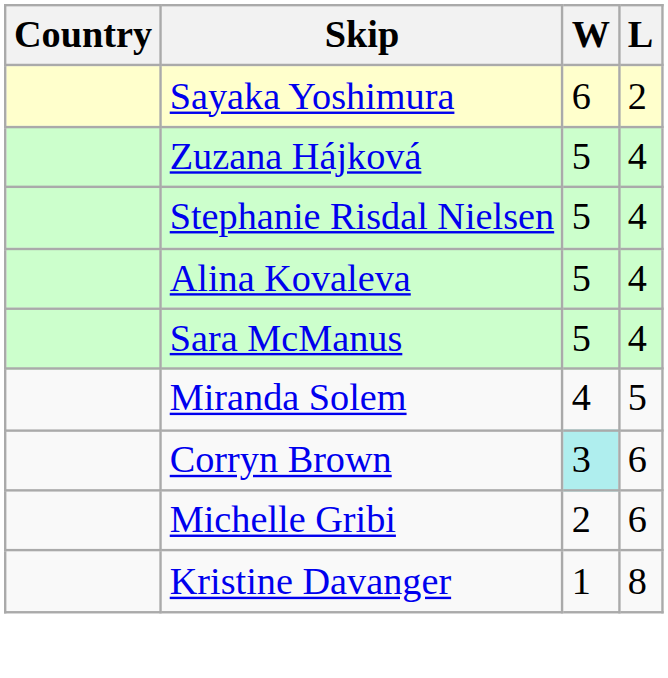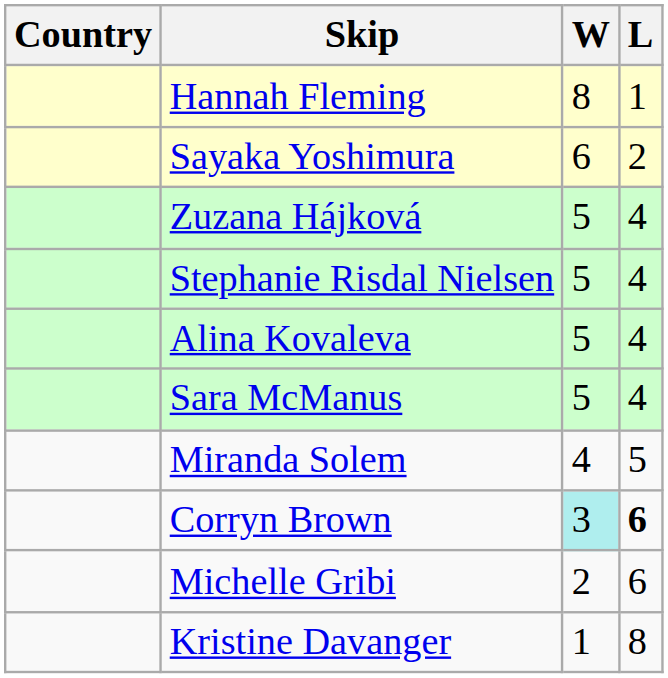+ row: (298, 95)
(637, 459) normal -> (637, 519) bold
